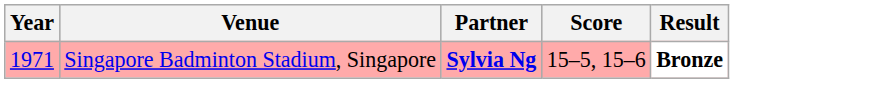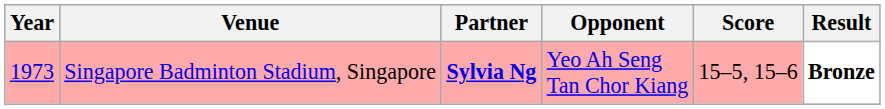+ column: (617, 23)
(32, 59) 1971 -> (32, 72) 1973
